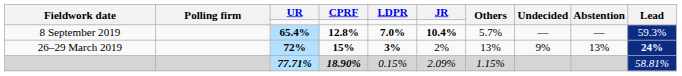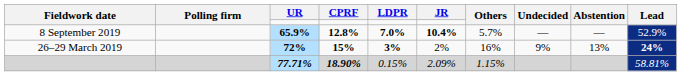(295, 32) 65.4% -> (295, 32) 65.9%
(652, 32) 59.3% -> (652, 32) 52.9%
(490, 48) 13% -> (490, 48) 16%
